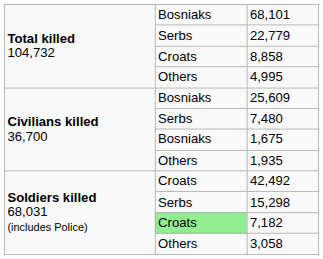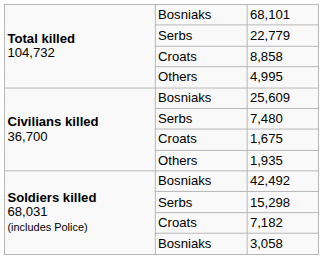(185, 139) Bosniaks -> (177, 139) Croats
(177, 181) Croats -> (185, 181) Bosniaks
(177, 222) lightgreen background -> (177, 222) no background
(178, 243) Others -> (185, 243) Bosniaks
